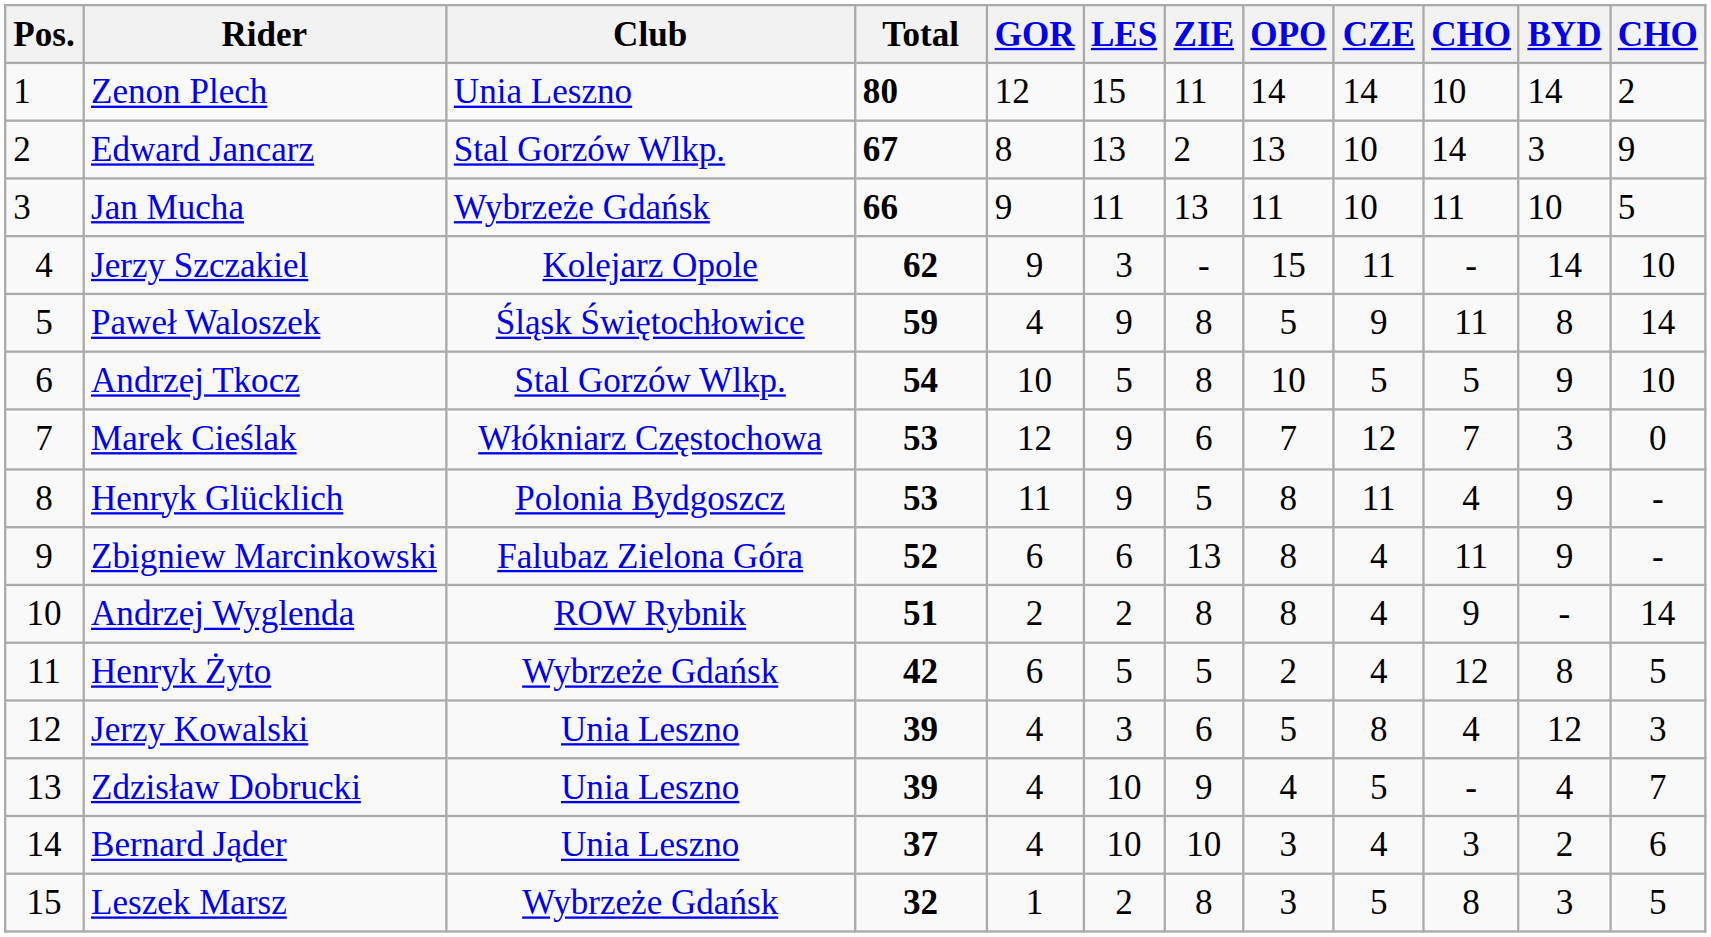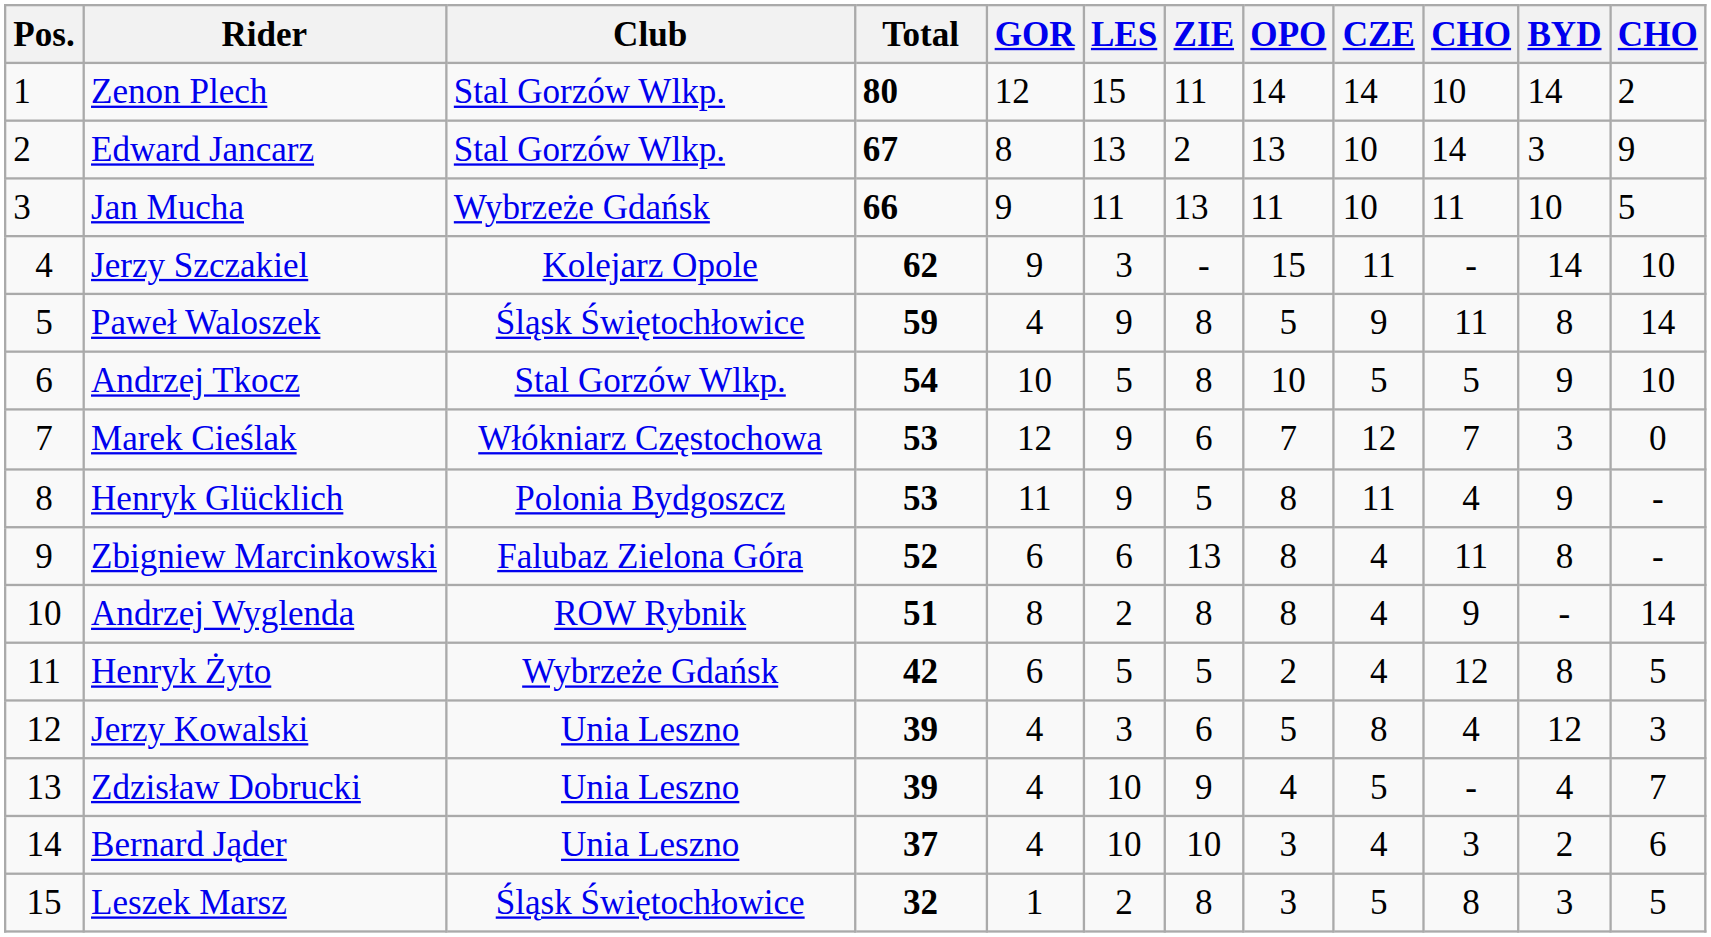(543, 91) Unia Leszno -> (589, 91) Stal Gorzów Wlkp.
(1564, 554) 9 -> (1564, 554) 8
(1035, 612) 2 -> (1035, 612) 8
(650, 902) Wybrzeże Gdańsk -> (650, 902) Śląsk Świętochłowice
